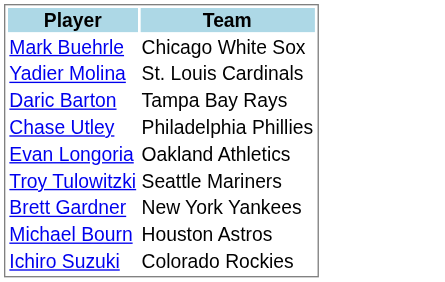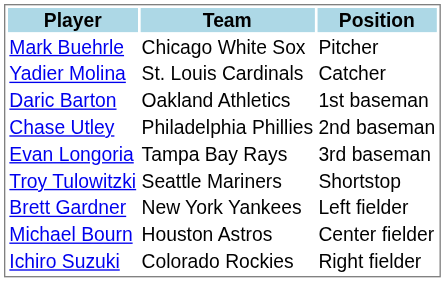+ column: (377, 20)
(214, 100) Tampa Bay Rays -> (216, 100) Oakland Athletics
(216, 154) Oakland Athletics -> (214, 154) Tampa Bay Rays
